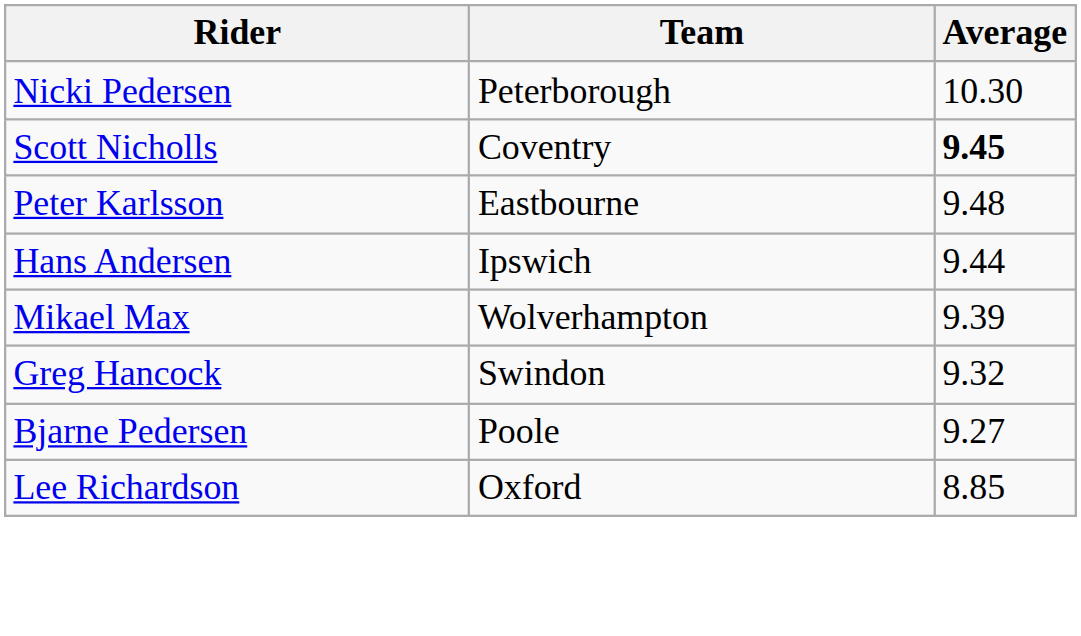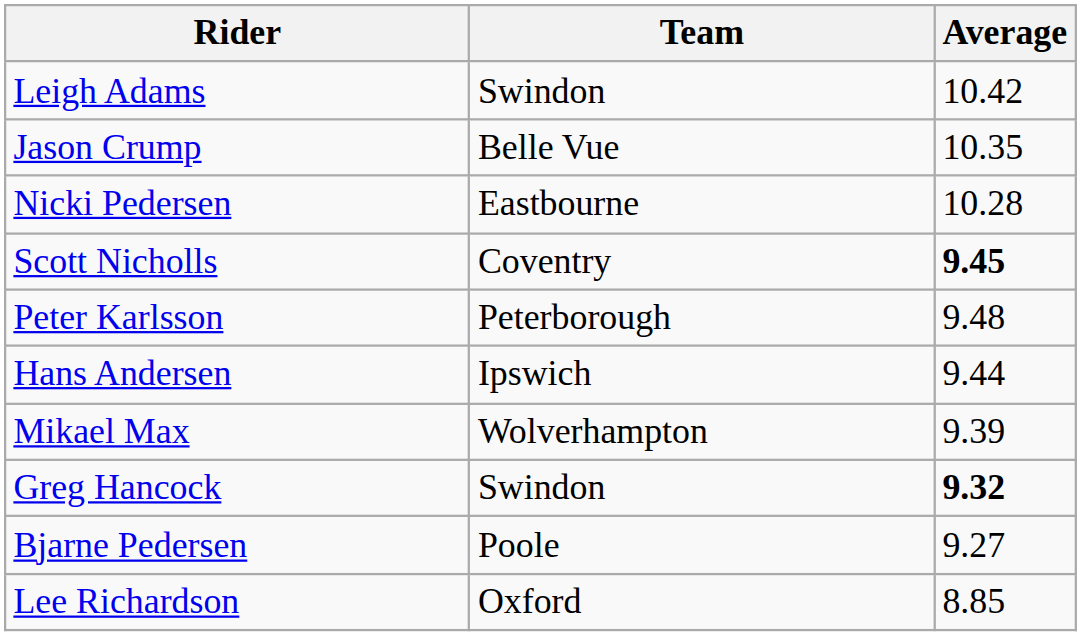+ row: (109, 89)
+ row: (107, 146)
(574, 89) Peterborough -> (559, 203) Eastbourne
(983, 89) 10.30 -> (983, 203) 10.28
(559, 203) Eastbourne -> (574, 317) Peterborough
(974, 373) normal -> (974, 487) bold
